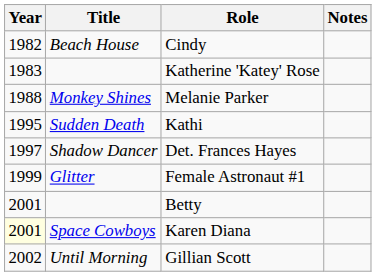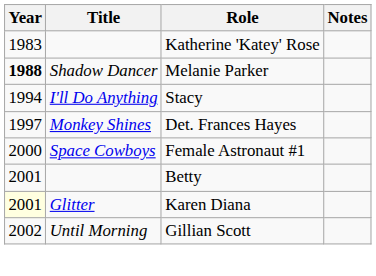- row: (186, 44)
(25, 97) normal -> (25, 71) bold
(100, 97) Monkey Shines -> (104, 71) Shadow Dancer
+ row: (184, 97)
- row: (184, 124)
(104, 151) Shadow Dancer -> (100, 124) Monkey Shines
(25, 177) 1999 -> (25, 151) 2000
(72, 177) Glitter -> (103, 151) Space Cowboys
(103, 230) Space Cowboys -> (72, 204) Glitter
